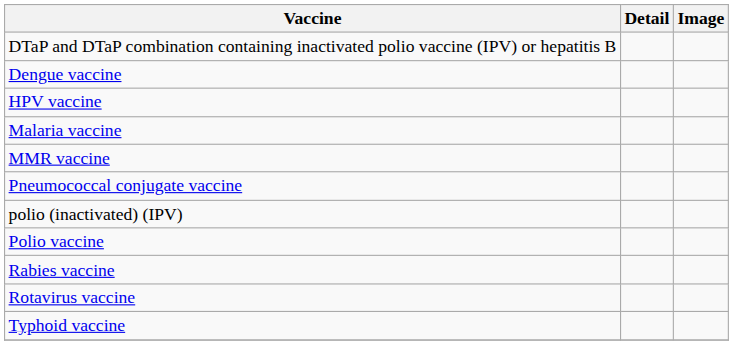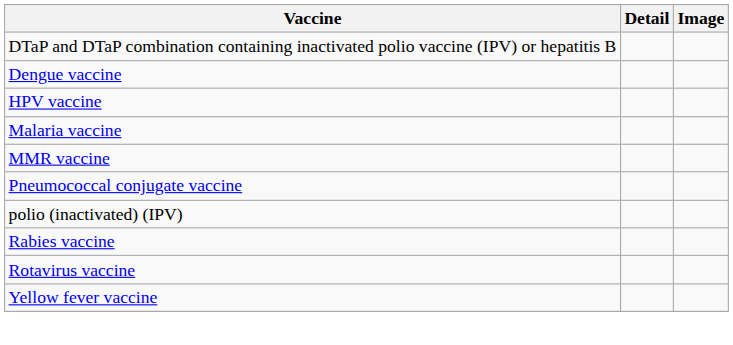- row: (56, 241)
- row: (67, 325)
+ row: (83, 297)
